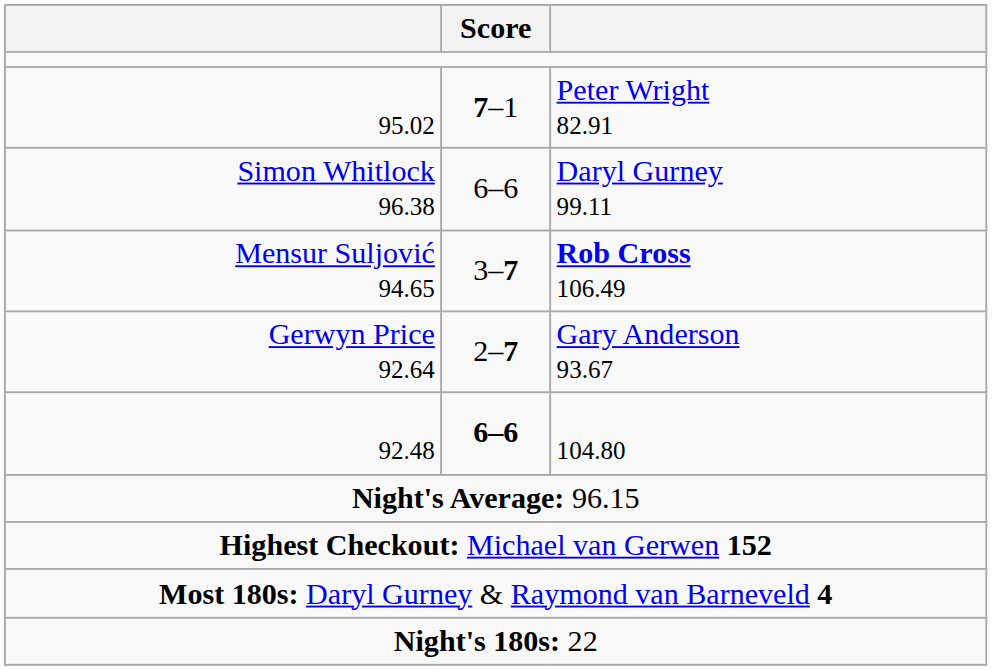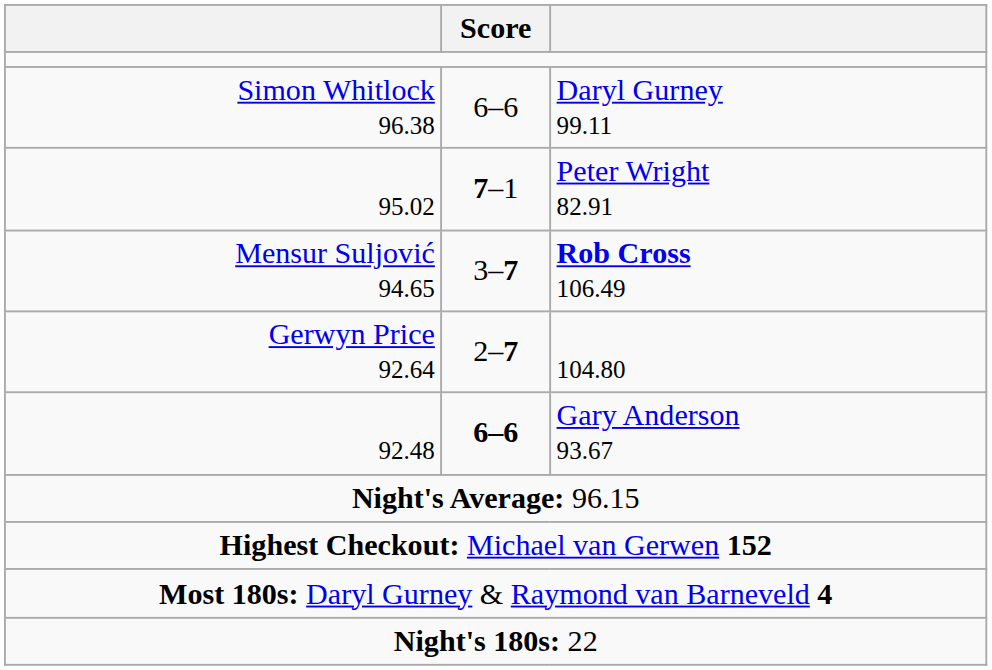rows swapped: (407, 125) <-> (336, 188)
(648, 351) Gary Anderson 93.67 -> (591, 370) 104.80
(591, 451) 104.80 -> (648, 433) Gary Anderson 93.67
